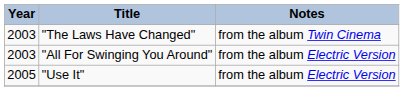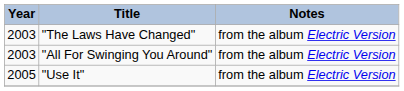(300, 34) from the album Twin Cinema -> (307, 34) from the album Electric Version
